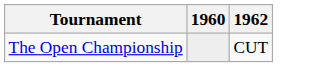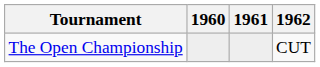+ column: (251, 18)
